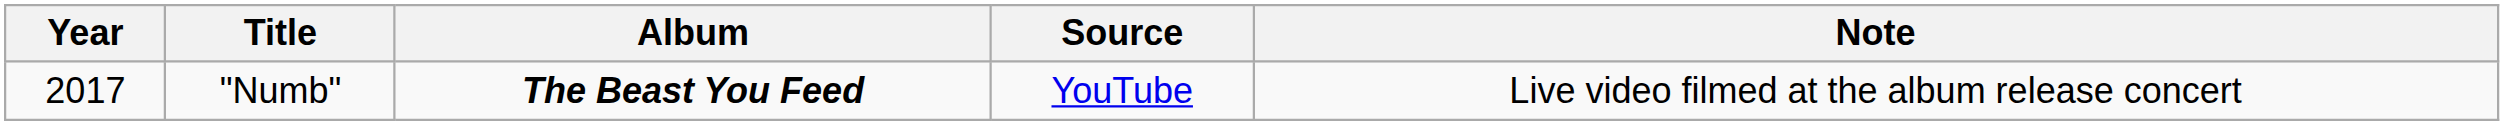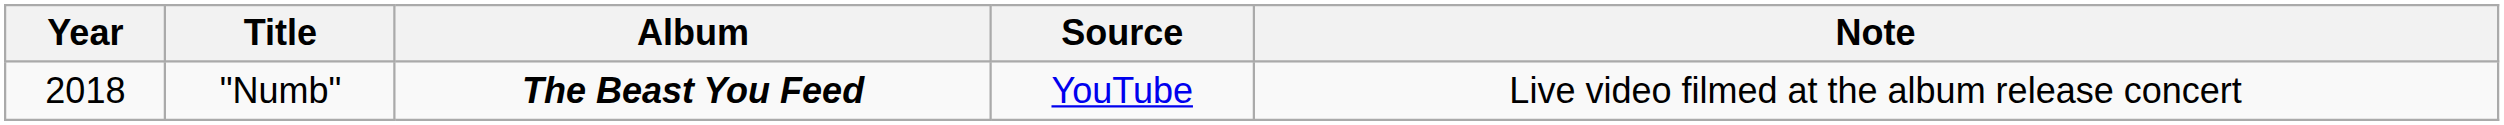(85, 90) 2017 -> (85, 90) 2018
